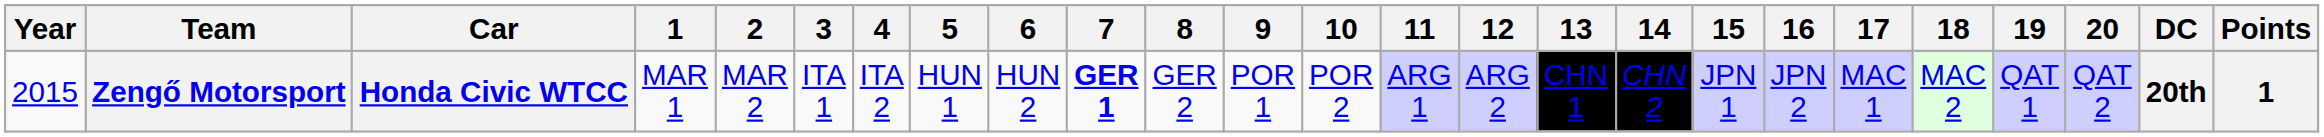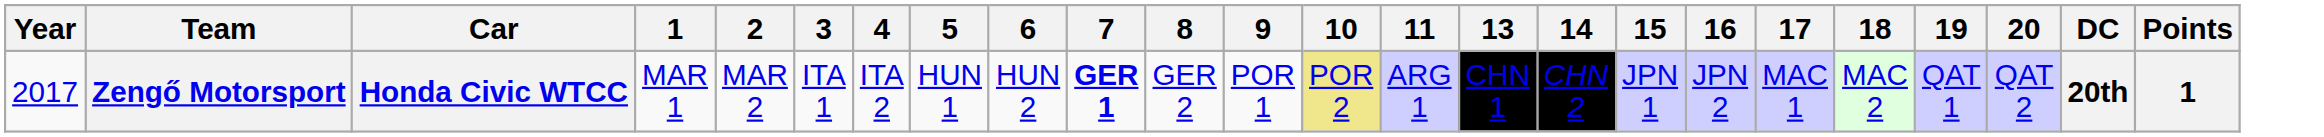- column: (1498, 28)
(45, 91) 2015 -> (45, 91) 2017
(1341, 91) no background -> (1341, 91) khaki background
